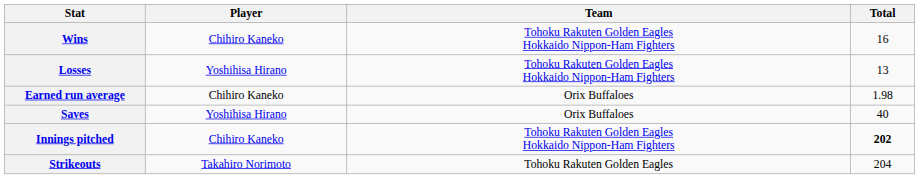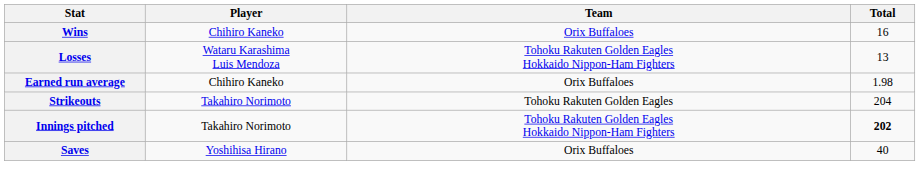(599, 38) Tohoku Rakuten Golden Eagles Hokkaido Nippon-Ham Fighters -> (599, 32) Orix Buffaloes
(246, 70) Yoshihisa Hirano -> (246, 57) Wataru Karashima Luis Mendoza
rows swapped: (75, 164) <-> (75, 114)
(246, 139) Chihiro Kaneko -> (246, 126) Takahiro Norimoto
